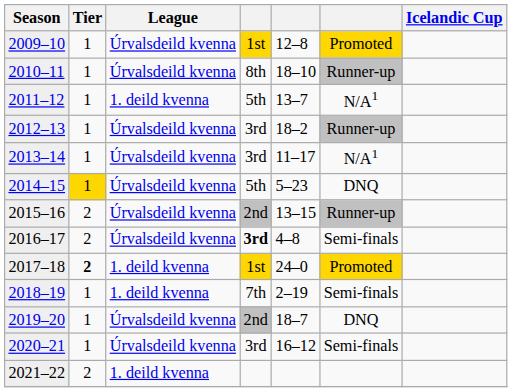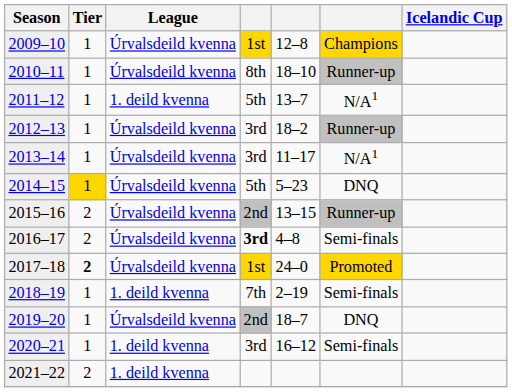(361, 44) Promoted -> (361, 44) Champions
(159, 266) 1. deild kvenna -> (173, 266) Úrvalsdeild kvenna
(173, 346) Úrvalsdeild kvenna -> (159, 346) 1. deild kvenna
